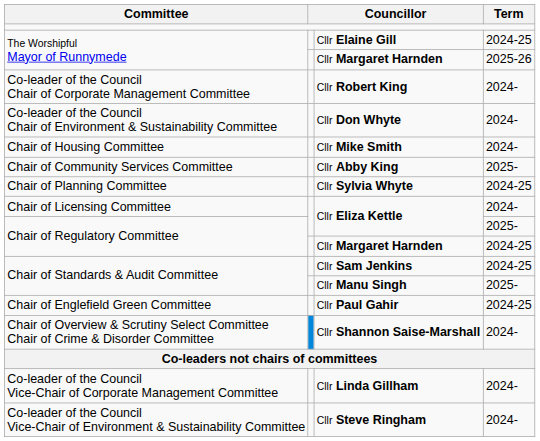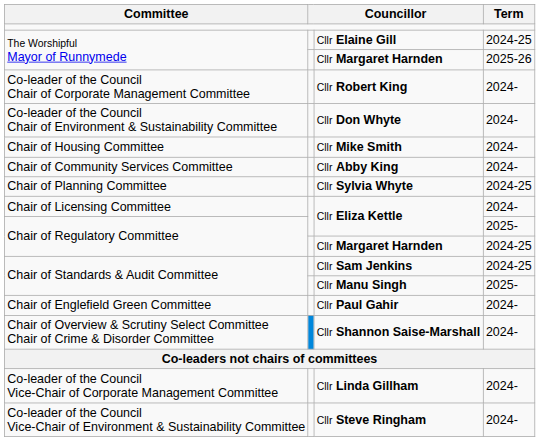(502, 166) 2025- -> (502, 166) 2024-
(509, 305) 2024-25 -> (502, 305) 2024-
